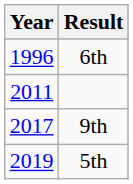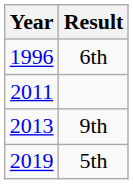(32, 126) 2017 -> (32, 126) 2013
